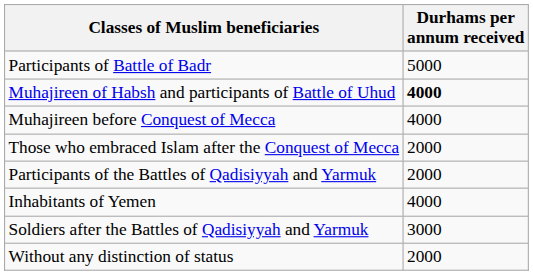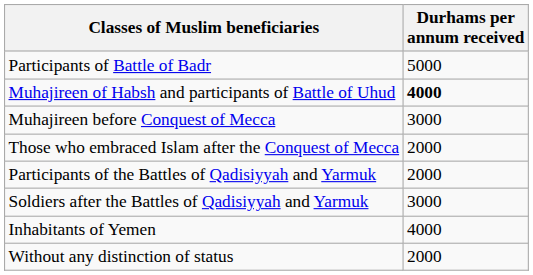(424, 119) 4000 -> (424, 119) 3000
rows swapped: (82, 202) <-> (188, 229)
